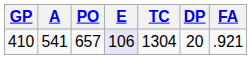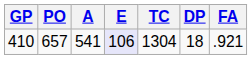columns swapped: (88, 16) <-> (55, 16)
(195, 41) 20 -> (195, 41) 18
